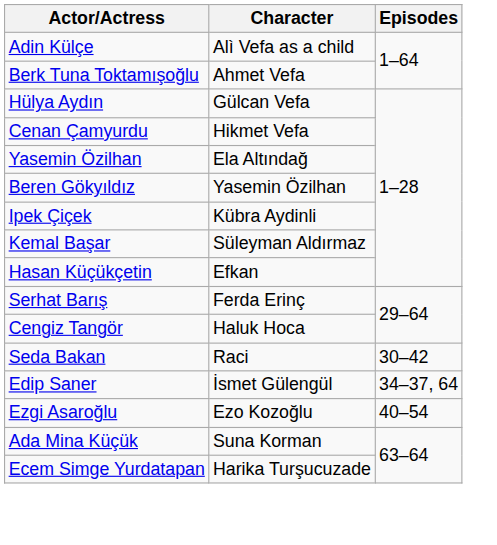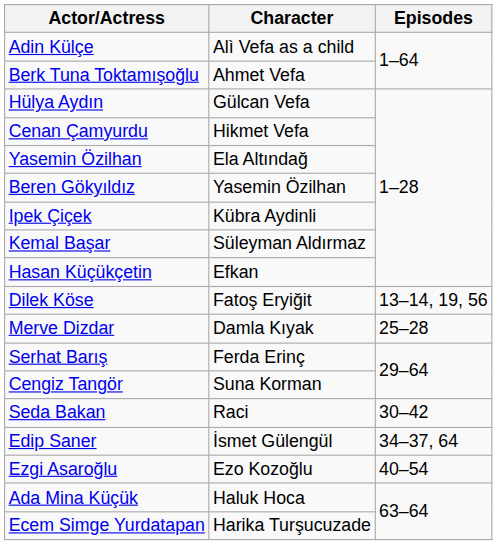+ row: (51, 300)
+ row: (61, 328)
(259, 328) Haluk Hoca -> (267, 384) Suna Korman
(267, 441) Suna Korman -> (259, 497) Haluk Hoca
